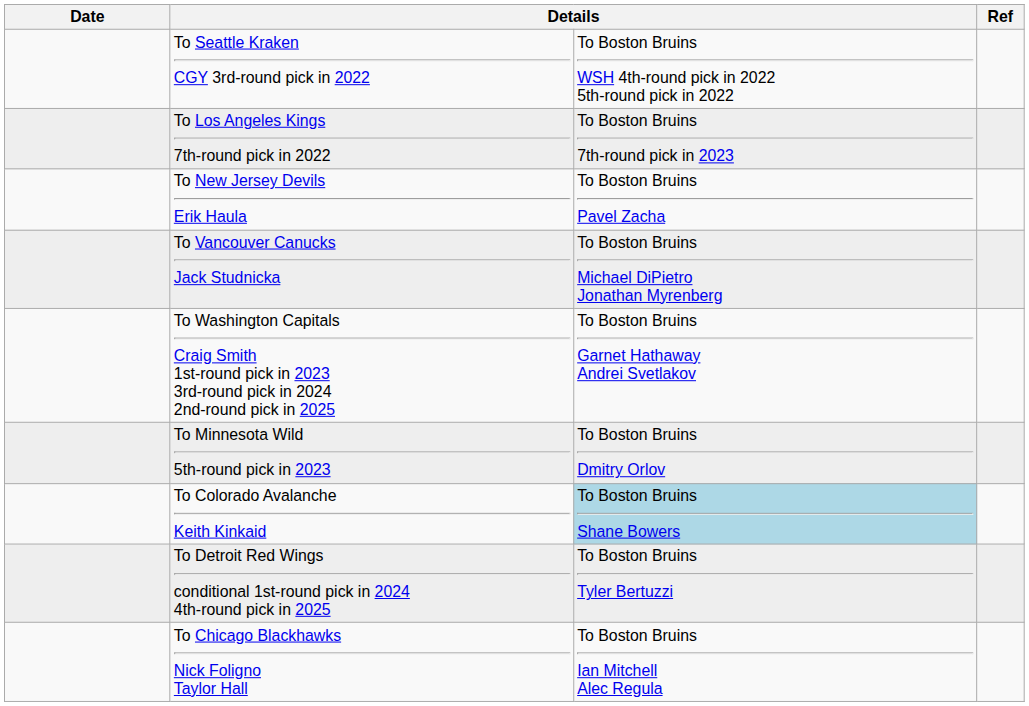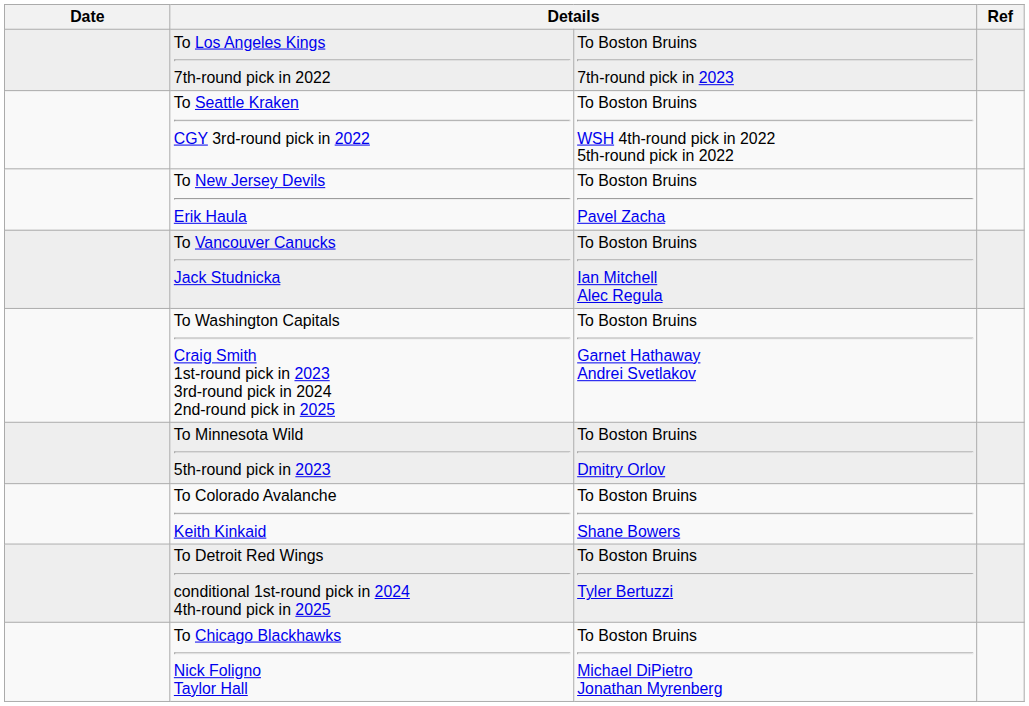rows swapped: (372, 60) <-> (372, 138)
(775, 269) To Boston Bruins Michael DiPietro Jonathan Myrenberg -> (775, 269) To Boston Bruins Ian Mitchell Alec Regula
(775, 513) lightblue background -> (775, 513) no background
(775, 661) To Boston Bruins Ian Mitchell Alec Regula -> (775, 661) To Boston Bruins Michael DiPietro Jonathan Myrenberg
